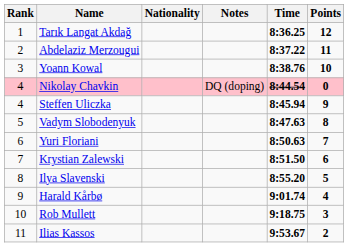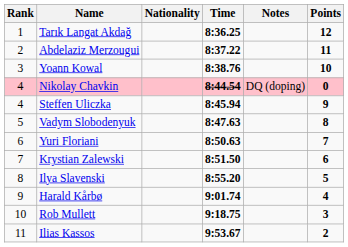columns swapped: (287, 13) <-> (235, 13)
